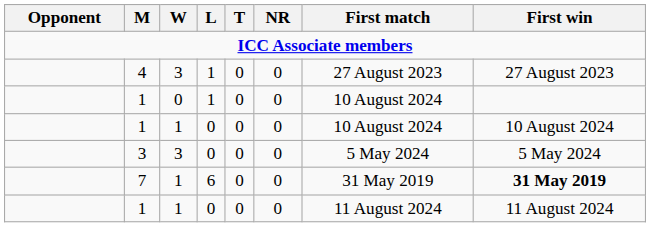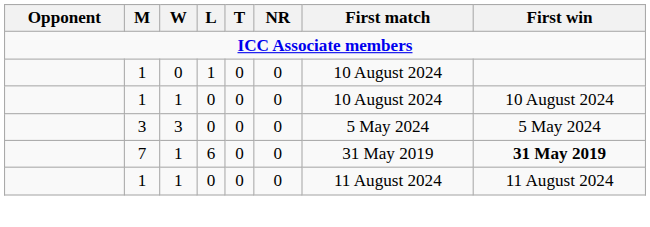- row: (142, 72)
